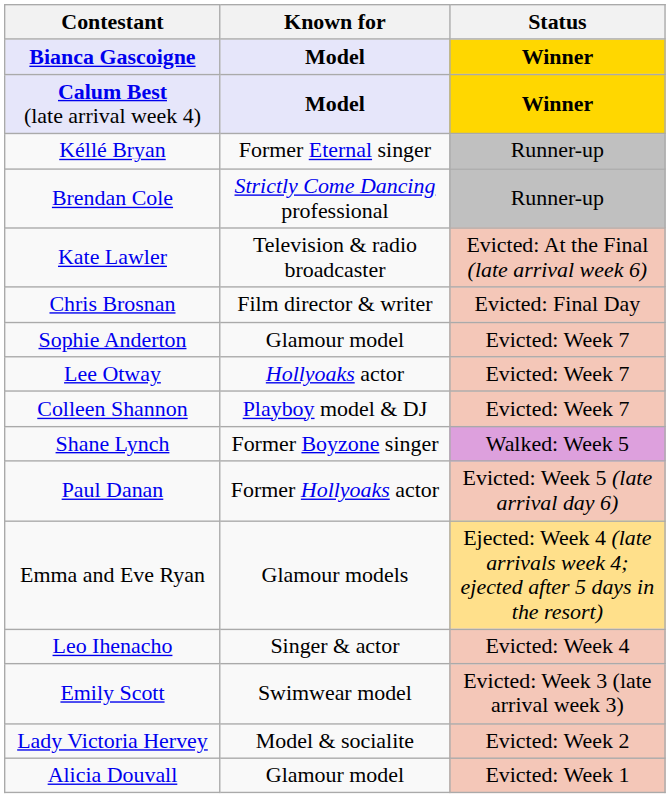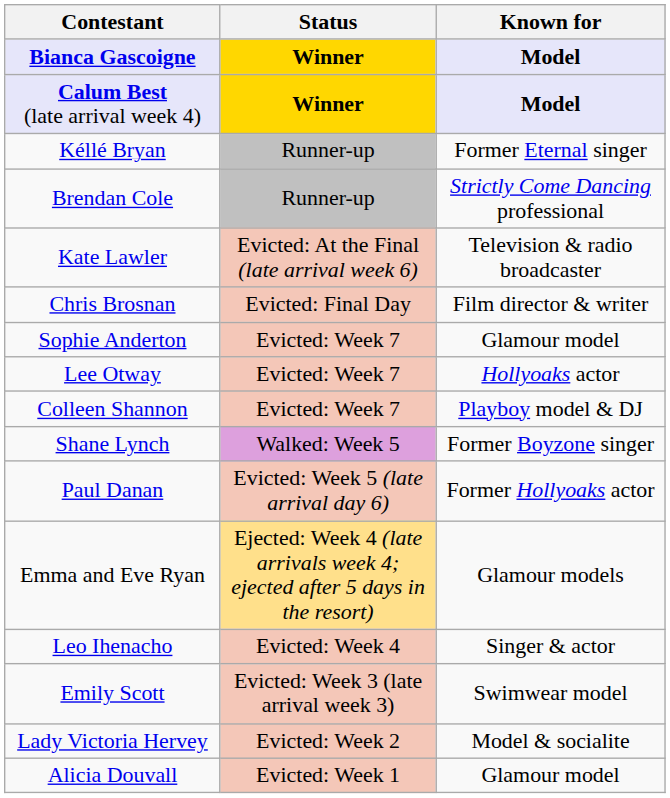columns swapped: (335, 21) <-> (557, 21)
